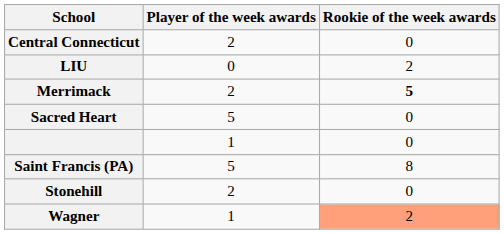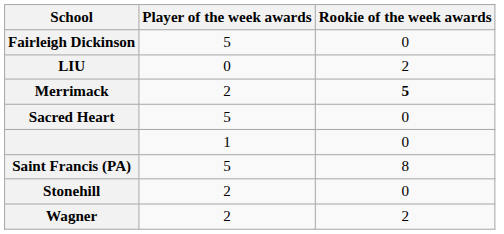- row: (74, 42)
+ row: (72, 42)
(231, 216) 1 -> (227, 216) 2
(409, 216) lightsalmon background -> (405, 216) no background
